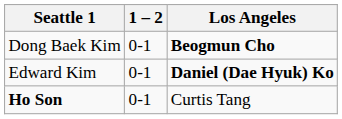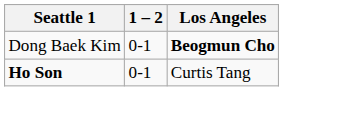- row: (52, 72)
